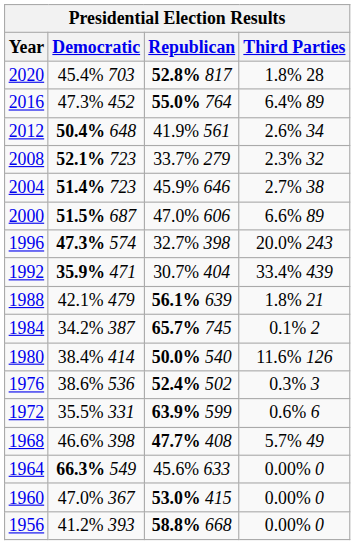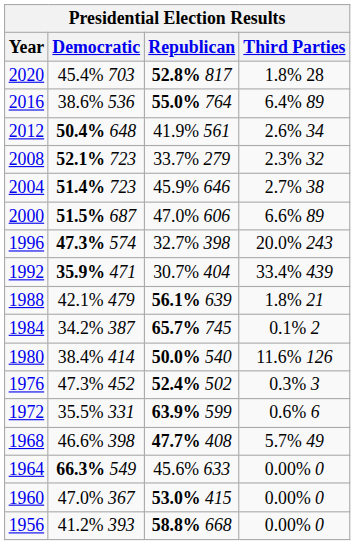(96, 103) 47.3% 452 -> (96, 103) 38.6% 536
(96, 384) 38.6% 536 -> (96, 384) 47.3% 452
